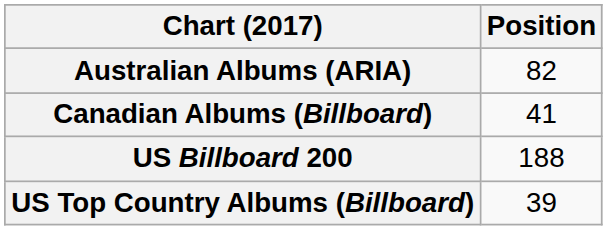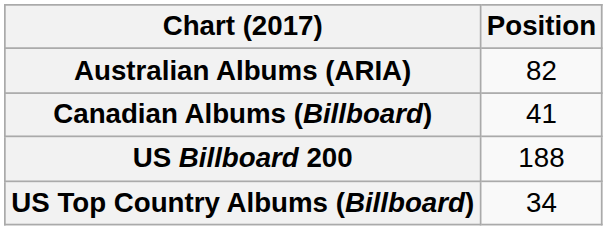(541, 202) 39 -> (541, 202) 34
